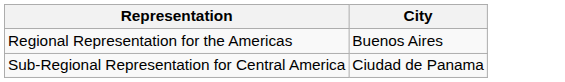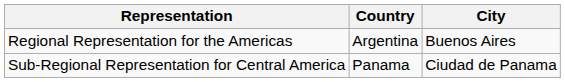+ column: (385, 16)
